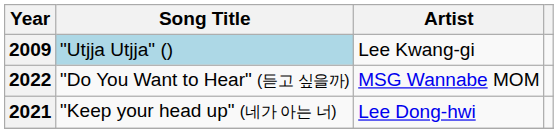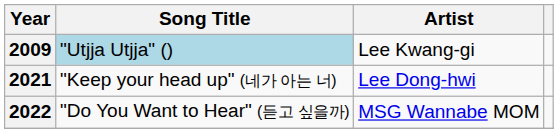rows swapped: (30, 111) <-> (30, 80)
